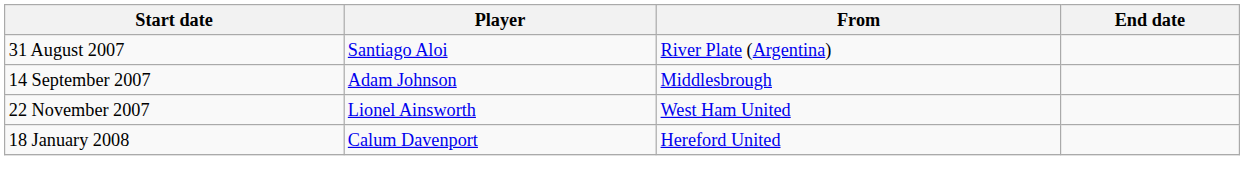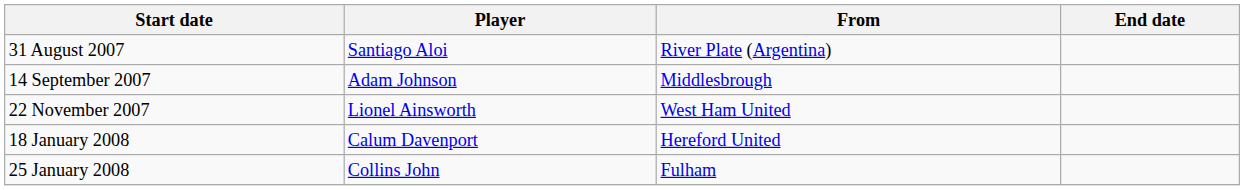+ row: (69, 170)
